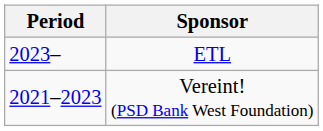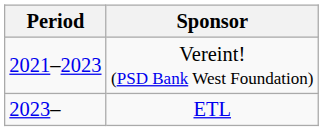rows swapped: (212, 97) <-> (212, 53)
